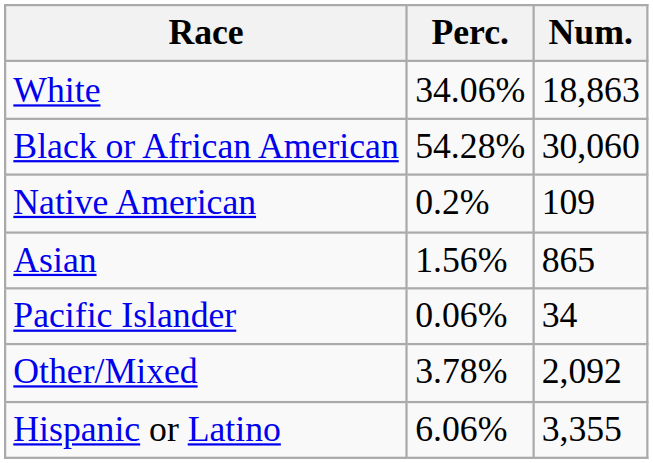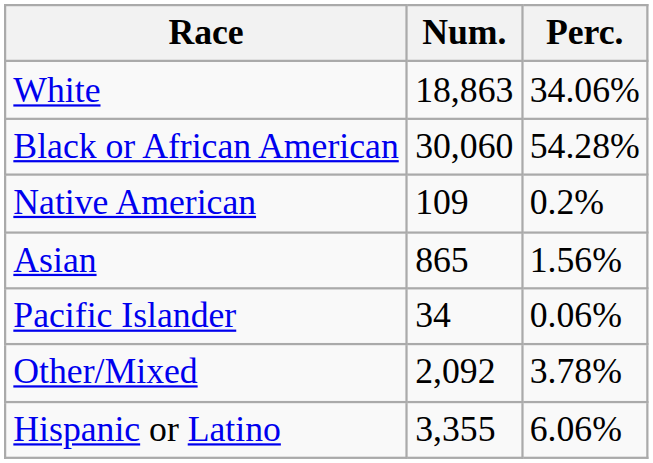columns swapped: (591, 32) <-> (470, 32)
